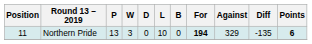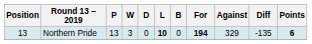(23, 33) 11 -> (23, 33) 13
(162, 33) normal -> (162, 33) bold
